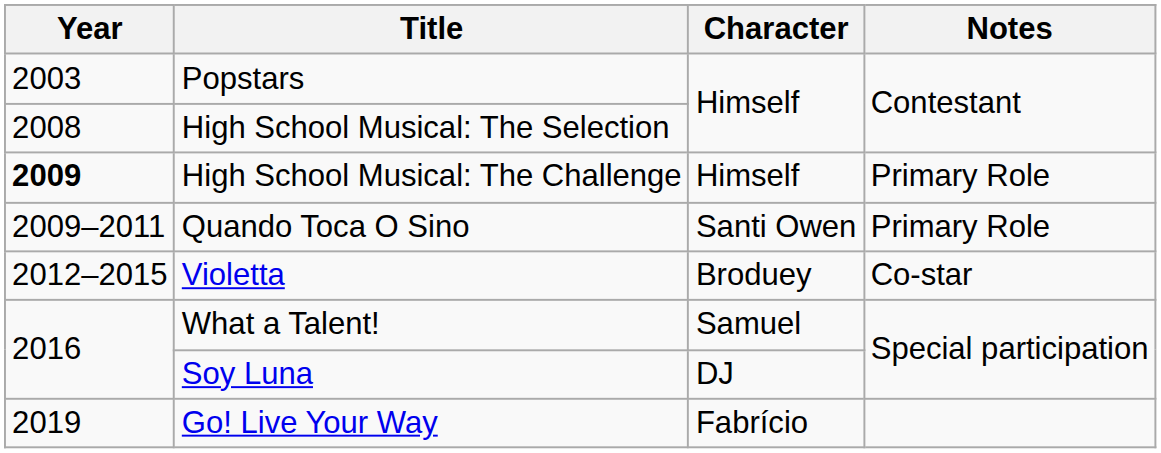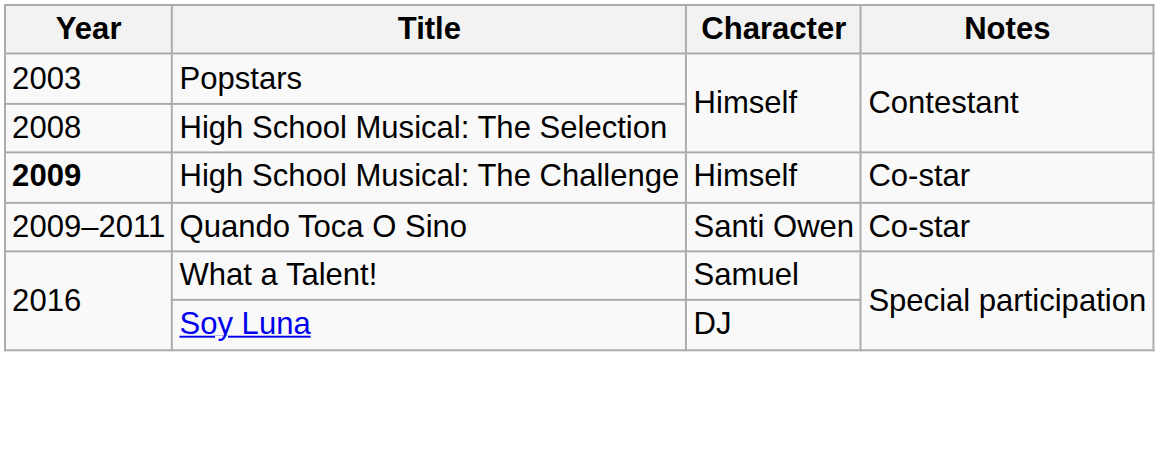(960, 176) Primary Role -> (919, 176) Co-star
(960, 226) Primary Role -> (919, 226) Co-star
- row: (233, 275)
- row: (310, 422)
